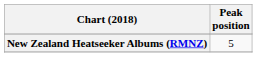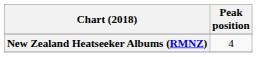(231, 43) 5 -> (231, 43) 4
